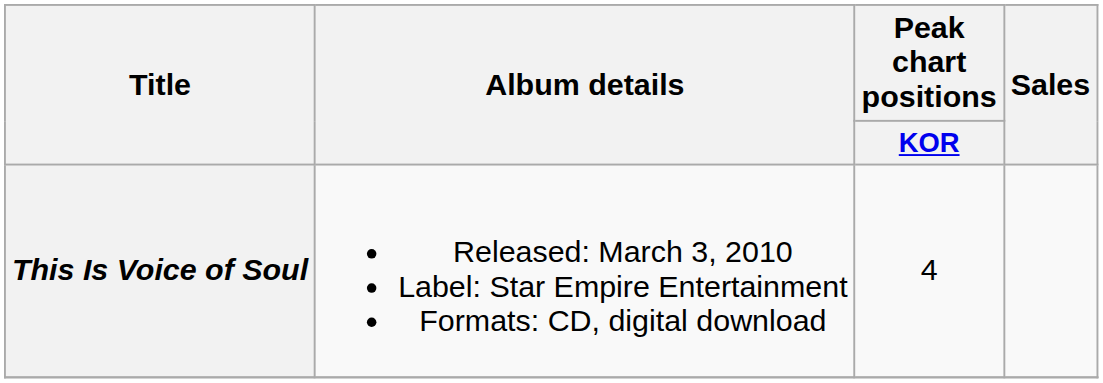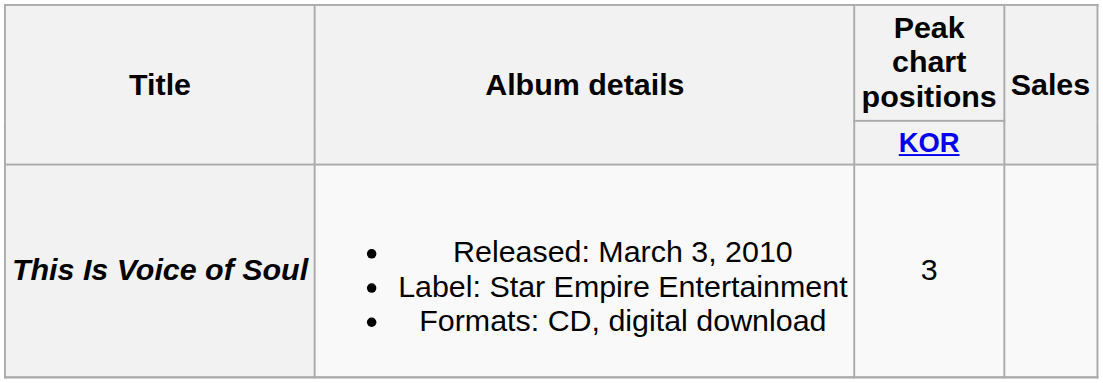(929, 270) 4 -> (929, 270) 3
